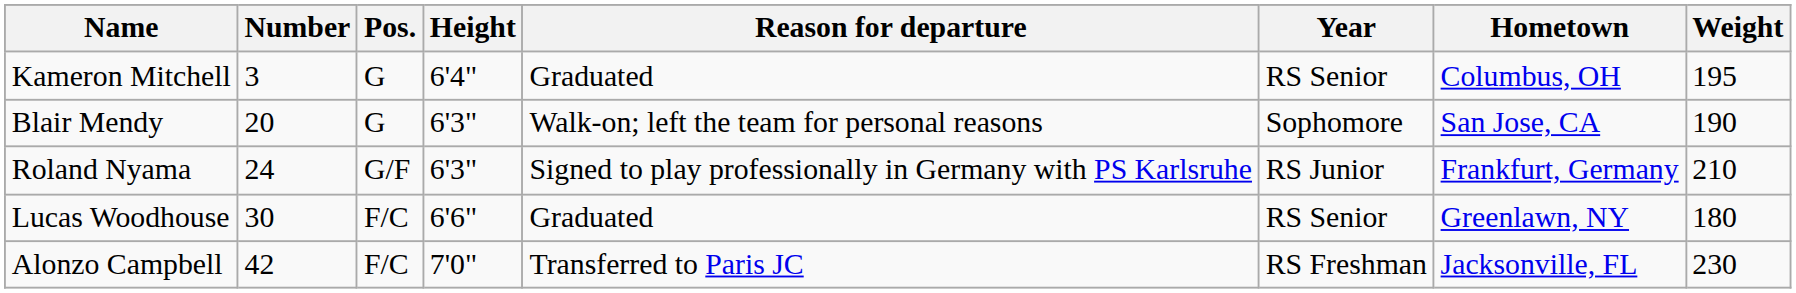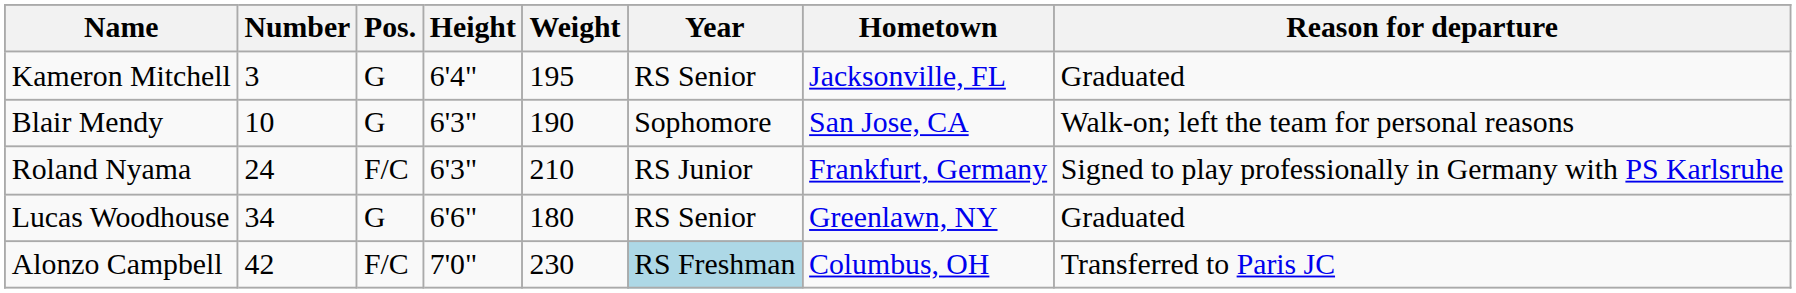columns swapped: (1738, 28) <-> (891, 28)
(1531, 75) Columbus, OH -> (907, 75) Jacksonville, FL
(259, 122) 20 -> (259, 122) 10
(387, 169) G/F -> (386, 169) F/C
(259, 216) 30 -> (259, 216) 34
(386, 216) F/C -> (375, 216) G
(1346, 264) no background -> (715, 264) lightblue background
(1539, 264) Jacksonville, FL -> (899, 264) Columbus, OH
